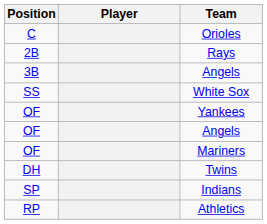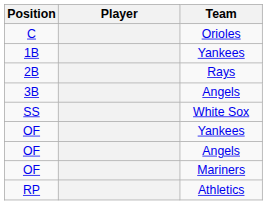+ row: (32, 53)
- row: (32, 170)
- row: (32, 190)
